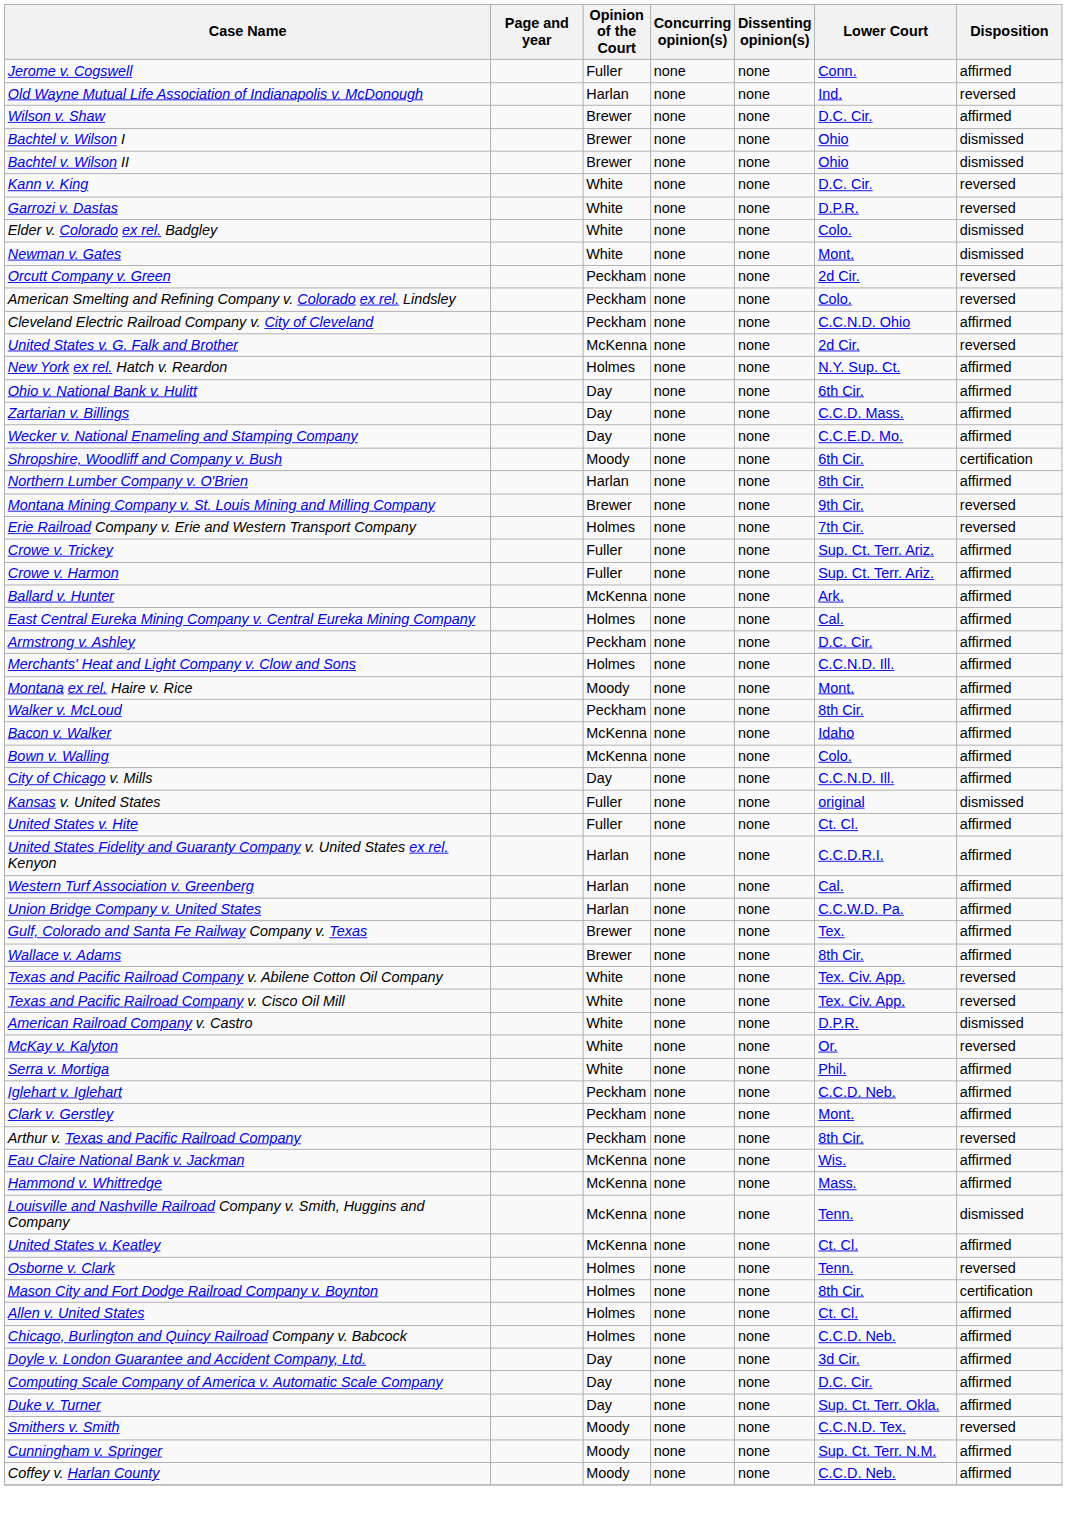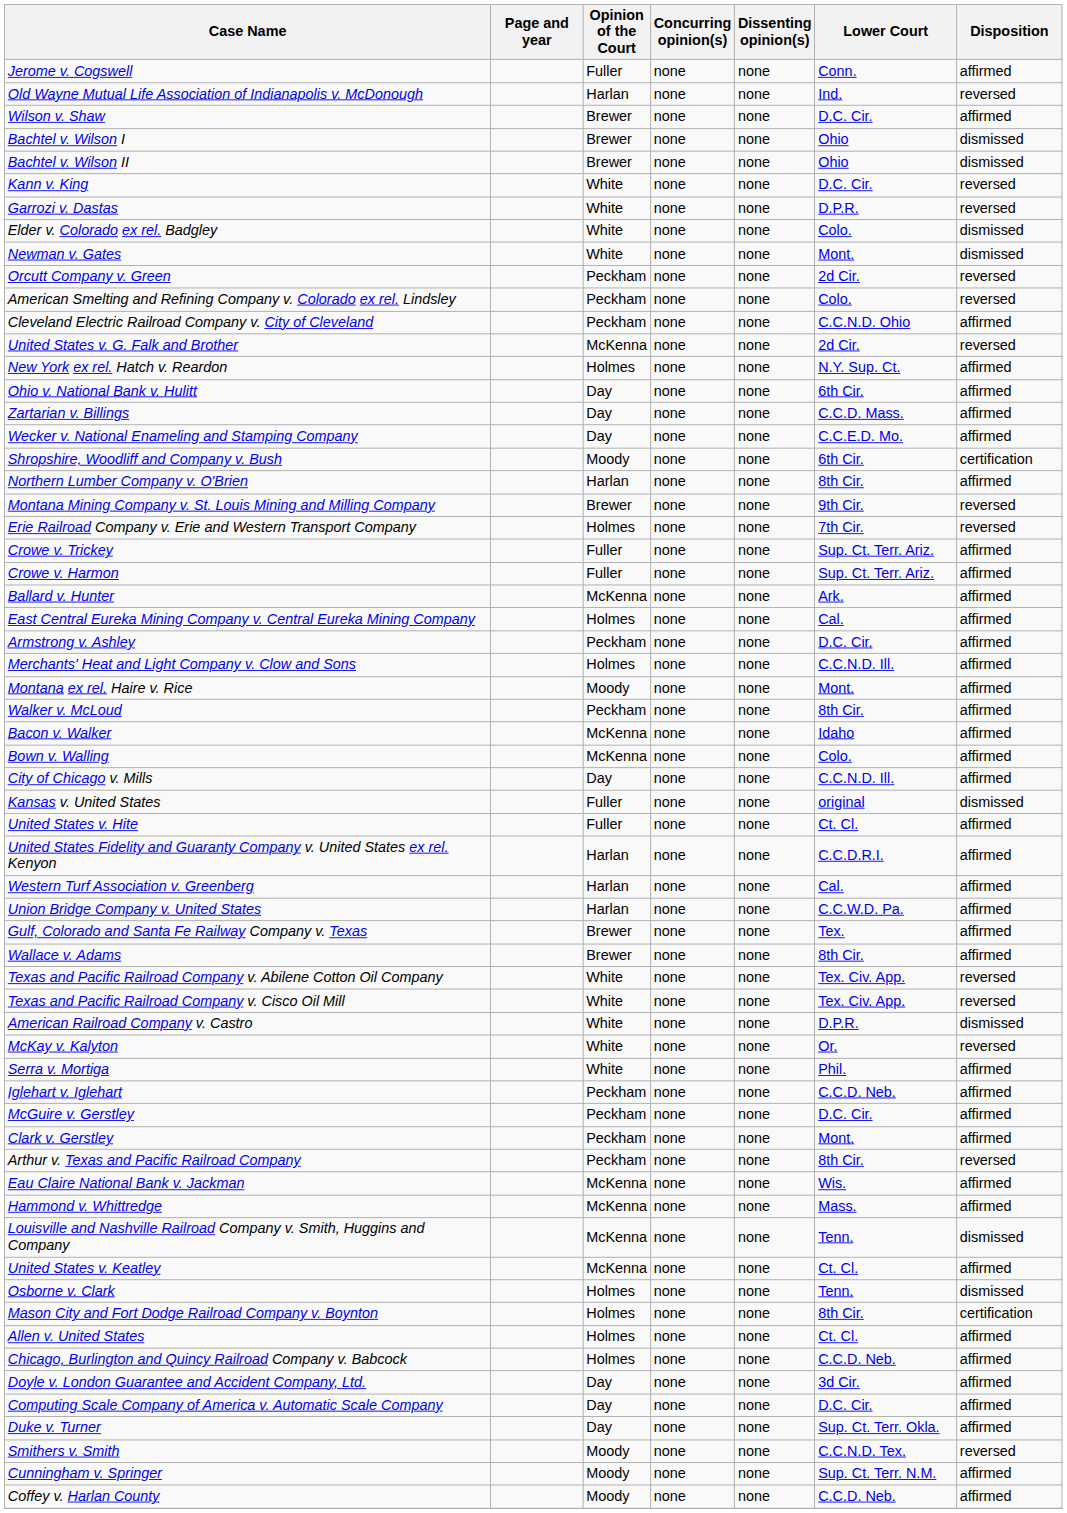+ row: (71, 1115)
(988, 1268) reversed -> (992, 1291) dismissed
